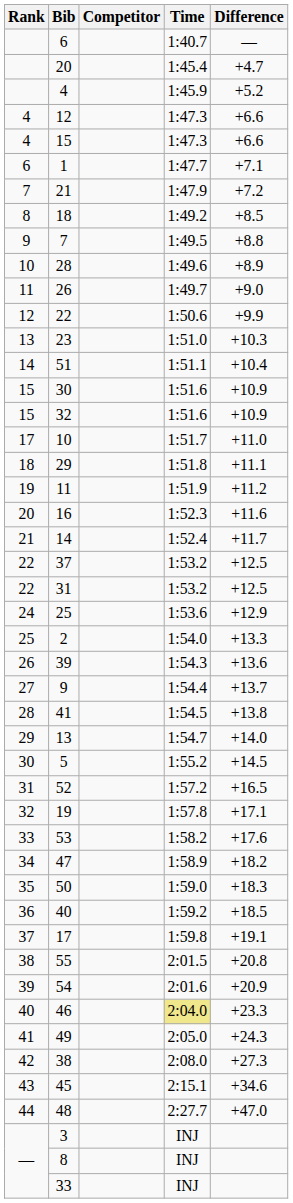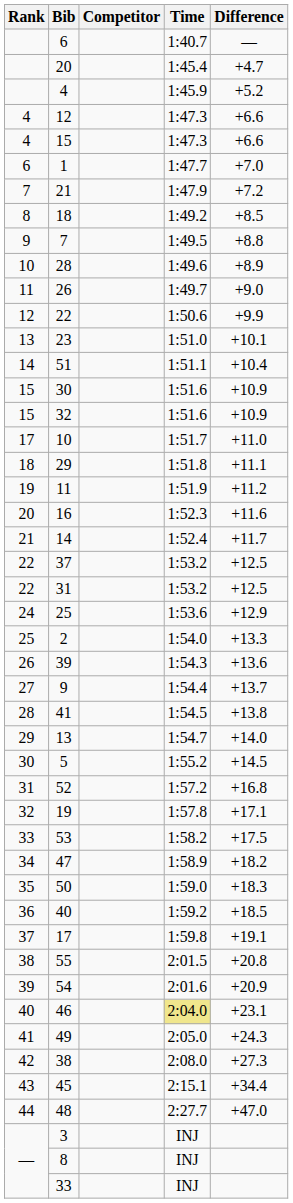(249, 166) +7.1 -> (249, 166) +7.0
(249, 340) +10.3 -> (249, 340) +10.1
(249, 787) +16.5 -> (249, 787) +16.8
(249, 837) +17.6 -> (249, 837) +17.5
(249, 1011) +23.3 -> (249, 1011) +23.1
(249, 1086) +34.6 -> (249, 1086) +34.4
